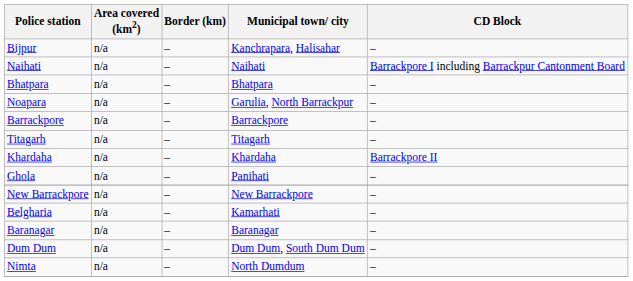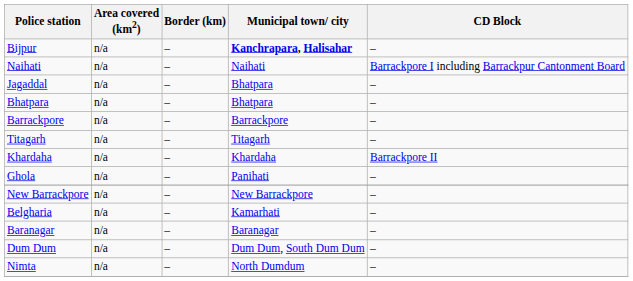(286, 47) normal -> (292, 47) bold
+ row: (27, 84)
- row: (27, 102)
